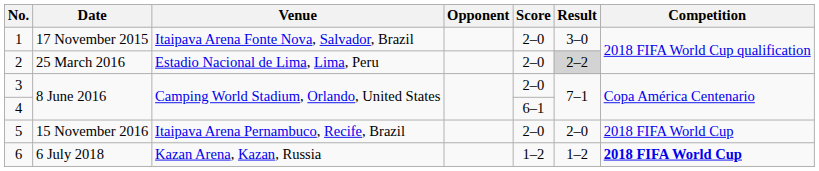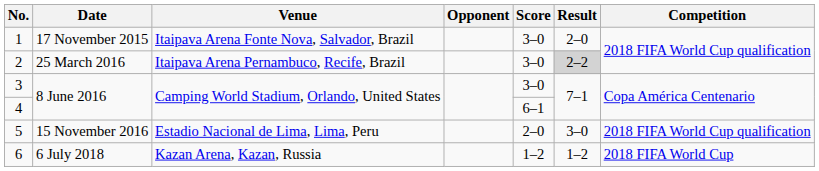(533, 39) 2–0 -> (533, 39) 3–0
(577, 39) 3–0 -> (577, 39) 2–0
(267, 62) Estadio Nacional de Lima, Lima, Peru -> (280, 62) Itaipava Arena Pernambuco, Recife, Brazil
(533, 62) 2–0 -> (533, 62) 3–0
(533, 85) 2–0 -> (533, 85) 3–0
(280, 131) Itaipava Arena Pernambuco, Recife, Brazil -> (267, 131) Estadio Nacional de Lima, Lima, Peru
(577, 131) 2–0 -> (577, 131) 3–0
(669, 131) 2018 FIFA World Cup -> (707, 131) 2018 FIFA World Cup qualification
(673, 154) bold -> (669, 154) normal
